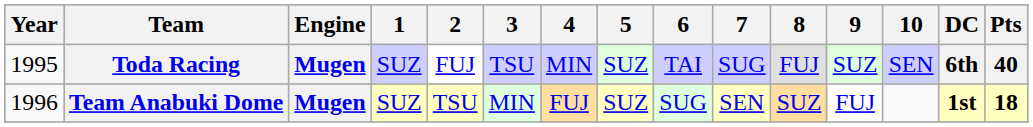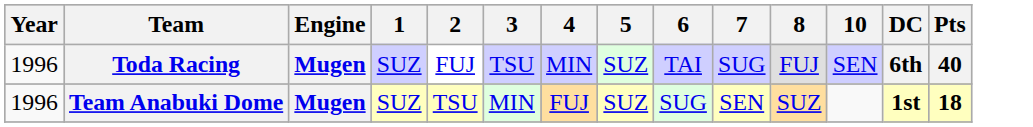- column: (855, 24)
(34, 63) 1995 -> (34, 63) 1996
